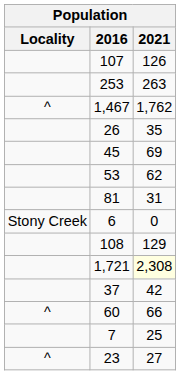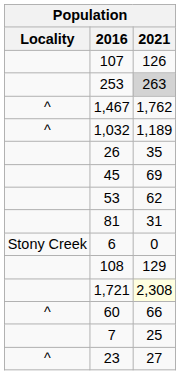(154, 84) no background -> (154, 84) lightgrey background
+ row: (112, 130)
- row: (112, 289)
